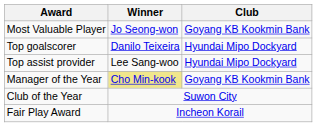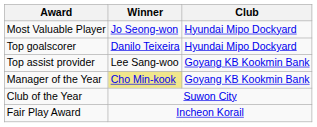(247, 29) Goyang KB Kookmin Bank -> (241, 29) Hyundai Mipo Dockyard
(241, 63) Hyundai Mipo Dockyard -> (247, 63) Goyang KB Kookmin Bank
